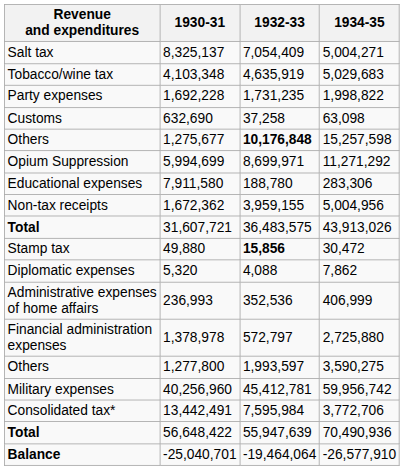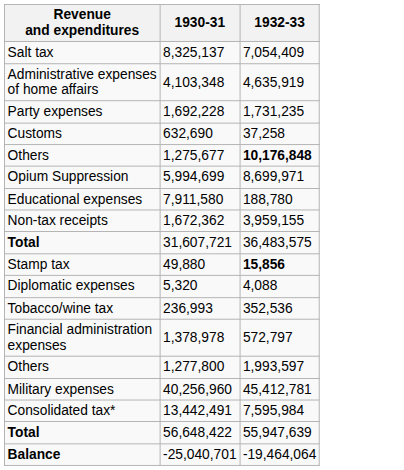- column: (359, 23)
(60, 74) Tobacco/wine tax -> (82, 82) Administrative expenses of home affairs
(82, 300) Administrative expenses of home affairs -> (60, 308) Tobacco/wine tax
